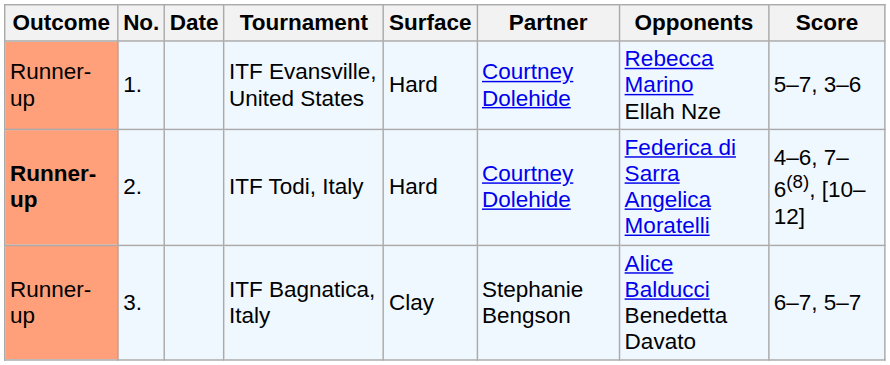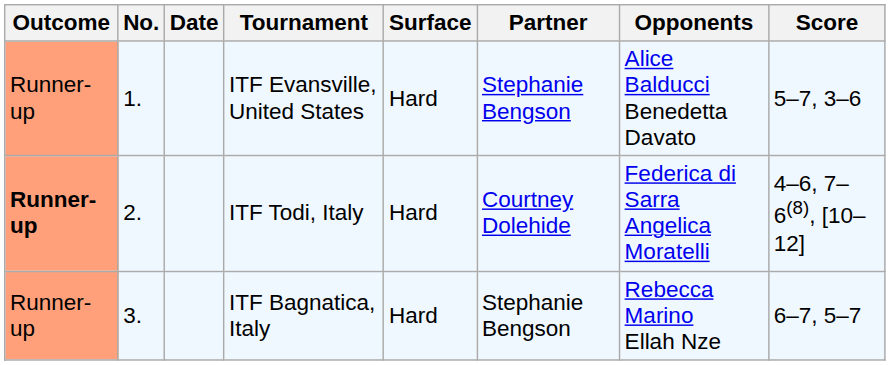(528, 84) Courtney Dolehide -> (533, 97) Stephanie Bengson
(673, 84) Rebecca Marino Ellah Nze -> (676, 97) Alice Balducci Benedetta Davato
(412, 301) Clay -> (413, 314) Hard
(676, 301) Alice Balducci Benedetta Davato -> (673, 314) Rebecca Marino Ellah Nze
